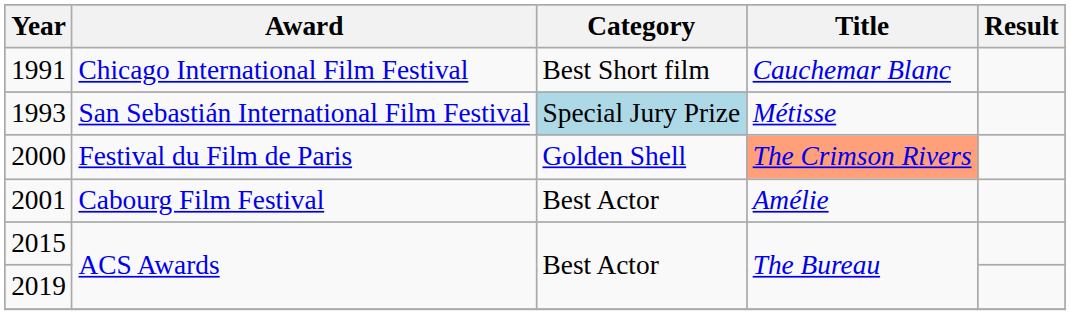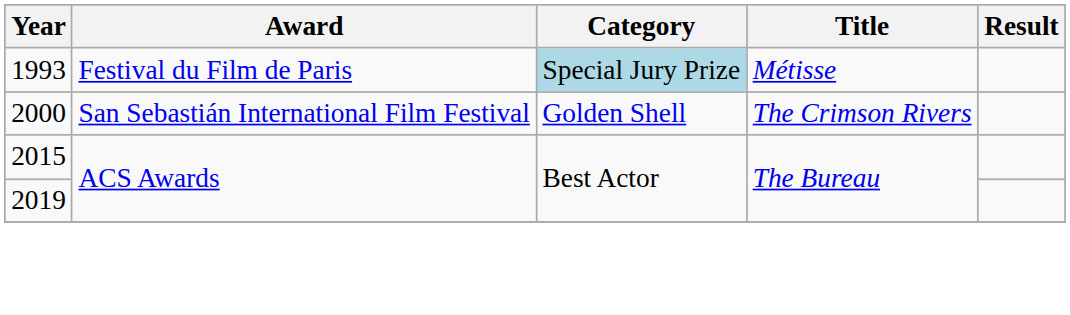- row: (39, 69)
(304, 112) San Sebastián International Film Festival -> (215, 69) Festival du Film de Paris
(215, 156) Festival du Film de Paris -> (304, 112) San Sebastián International Film Festival
(862, 156) lightsalmon background -> (862, 112) no background
- row: (39, 199)
